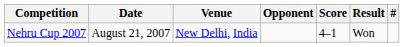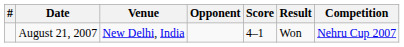columns swapped: (393, 13) <-> (47, 13)
